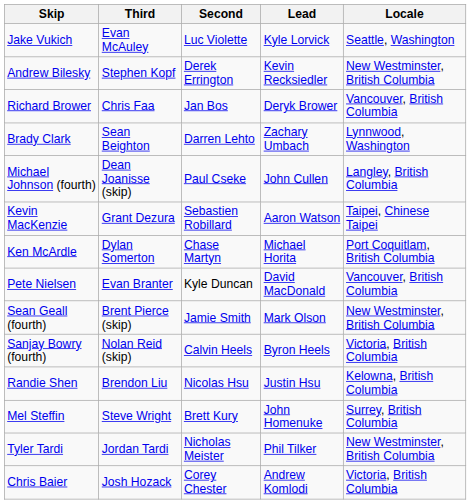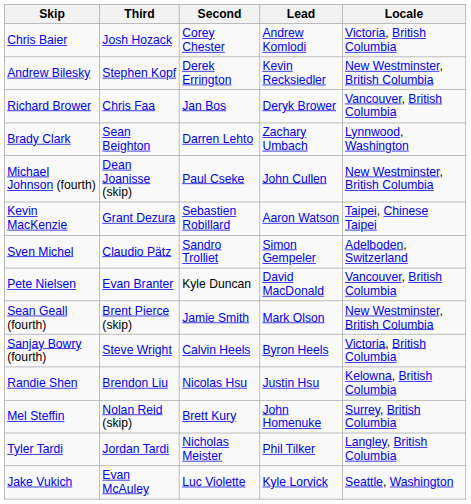rows swapped: (37, 482) <-> (40, 40)
(387, 178) Langley, British Columbia -> (394, 178) New Westminster, British Columbia
- row: (42, 251)
+ row: (40, 251)
(132, 350) Nolan Reid (skip) -> (137, 350) Steve Wright
(136, 416) Steve Wright -> (132, 416) Nolan Reid (skip)
(395, 449) New Westminster, British Columbia -> (386, 449) Langley, British Columbia
